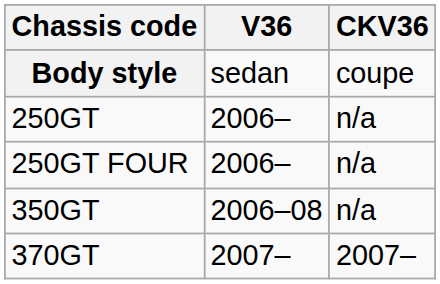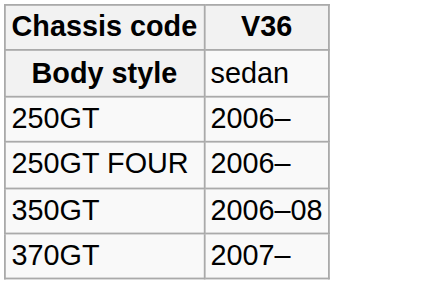- column: (382, 27)
